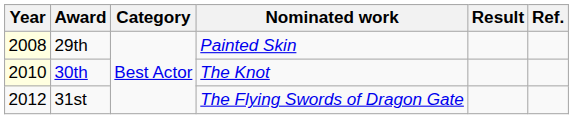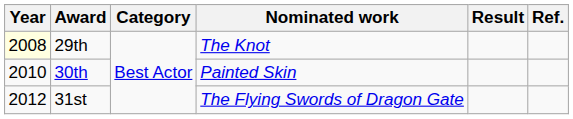(248, 45) Painted Skin -> (235, 45) The Knot
(28, 72) lightyellow background -> (28, 72) no background
(235, 72) The Knot -> (248, 72) Painted Skin
